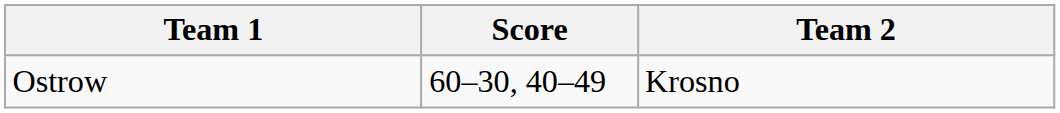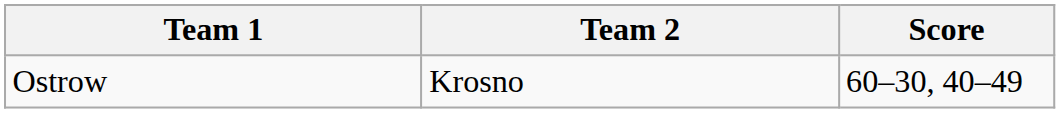columns swapped: (846, 30) <-> (530, 30)
